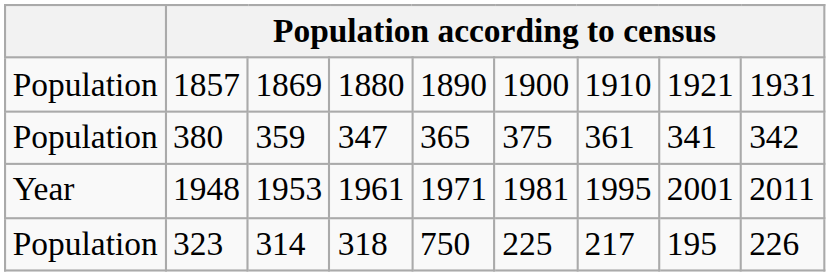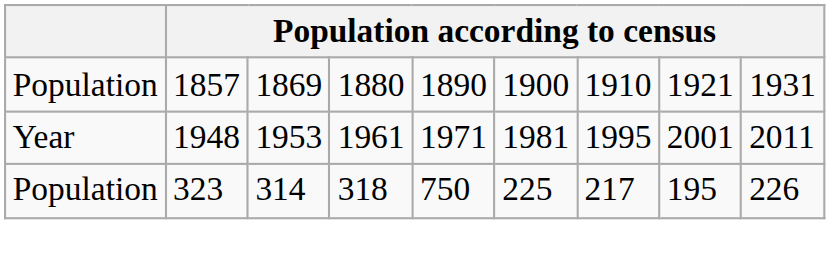- row: (198, 137)
